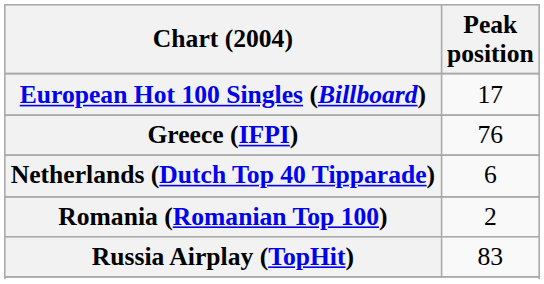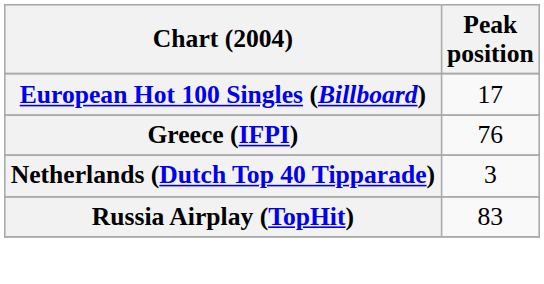(490, 175) 6 -> (490, 175) 3
- row: (223, 216)
